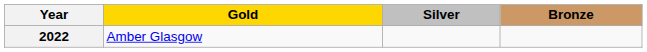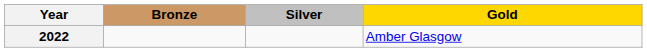columns swapped: (243, 15) <-> (571, 15)
